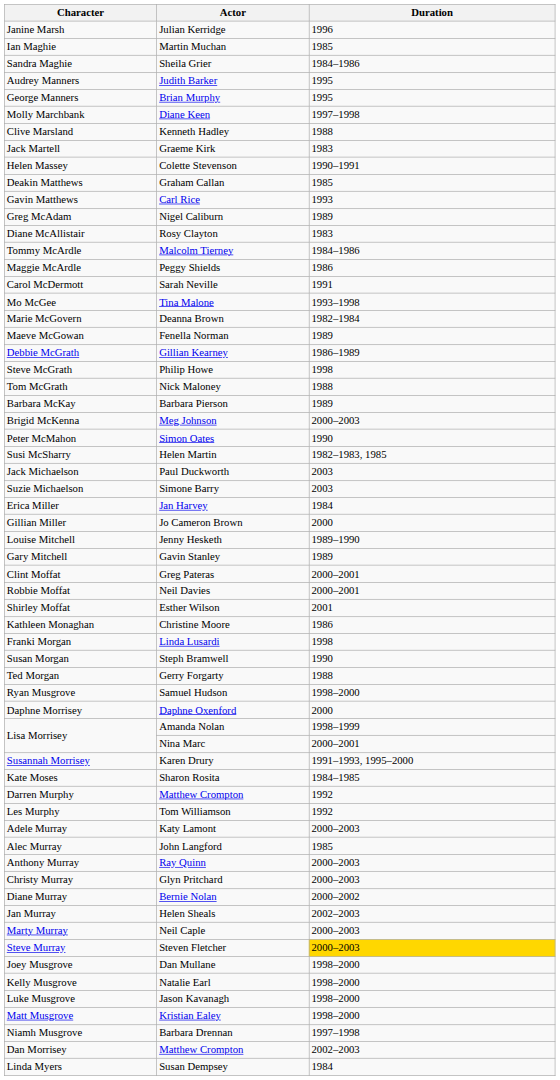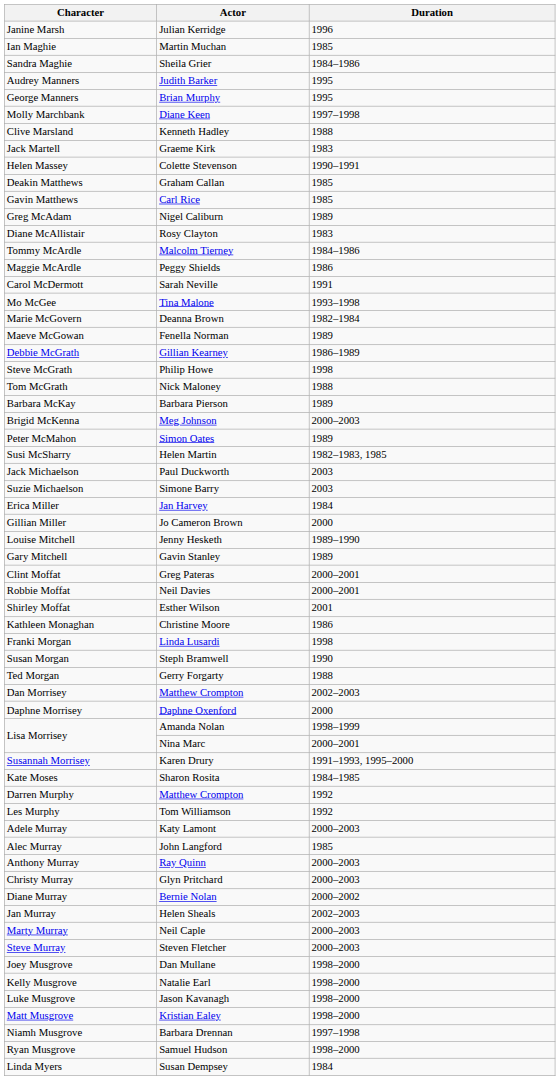(322, 200) 1993 -> (322, 200) 1985
(322, 438) 1990 -> (322, 438) 1989
rows swapped: (37, 1050) <-> (41, 693)
(336, 948) gold background -> (336, 948) no background
